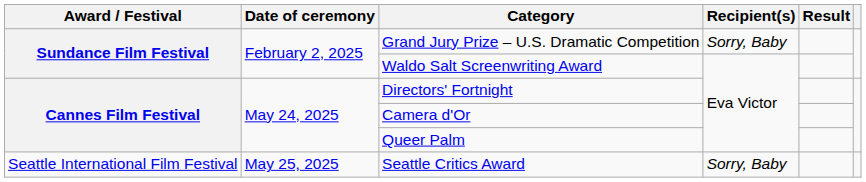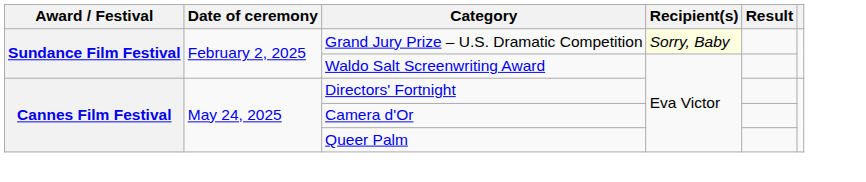(747, 41) no background -> (690, 41) lightyellow background
- row: (454, 164)
